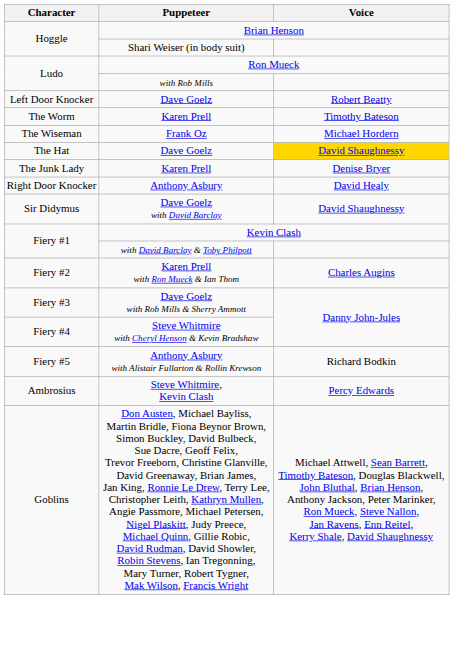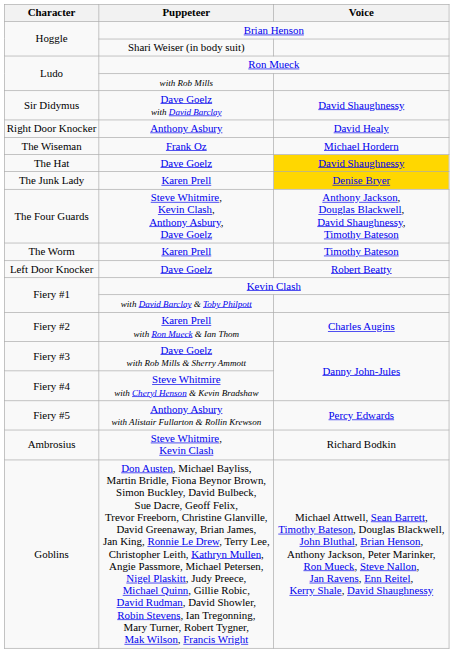rows swapped: (52, 209) <-> (52, 99)
rows swapped: (52, 116) <-> (52, 185)
(361, 168) no background -> (361, 180) gold background
+ row: (52, 216)
(361, 361) Richard Bodkin -> (361, 415) Percy Edwards
(361, 391) Percy Edwards -> (361, 445) Richard Bodkin
